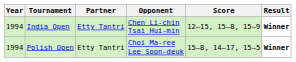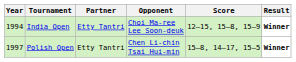(154, 26) Chen Li-chin Tsai Hui-min -> (156, 26) Choi Ma-ree Lee Soon-deuk
(15, 47) 1994 -> (15, 47) 1997
(156, 47) Choi Ma-ree Lee Soon-deuk -> (154, 47) Chen Li-chin Tsai Hui-min
